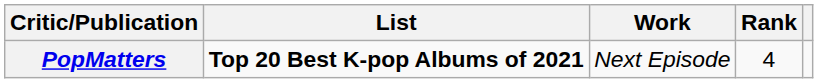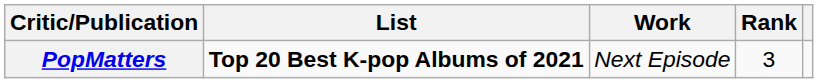(769, 58) 4 -> (769, 58) 3
